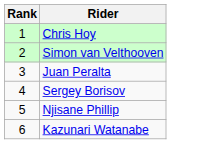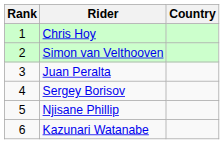+ column: (192, 14)
